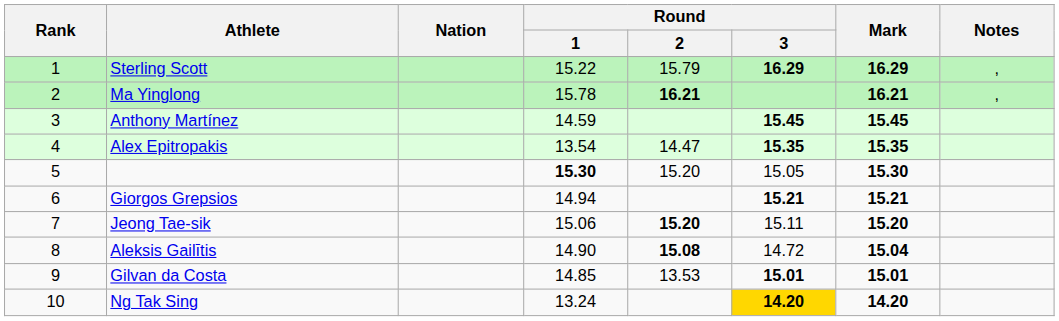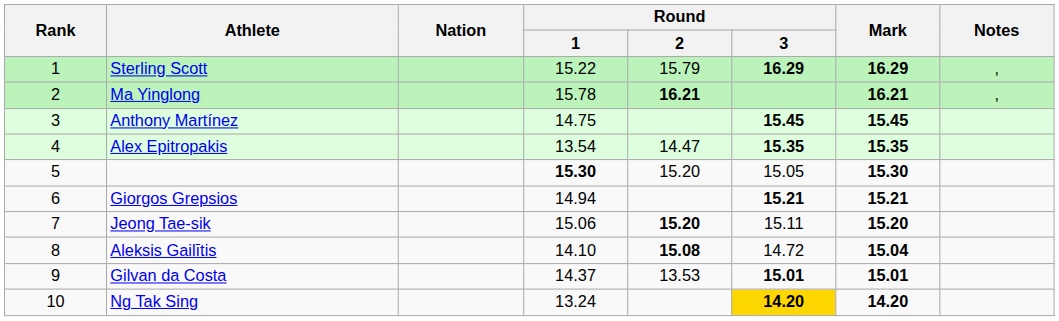(576, 120) 14.59 -> (576, 120) 14.75
(576, 250) 14.90 -> (576, 250) 14.10
(576, 276) 14.85 -> (576, 276) 14.37
